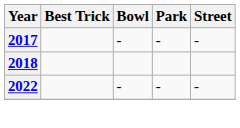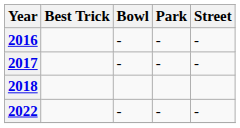+ row: (23, 39)
